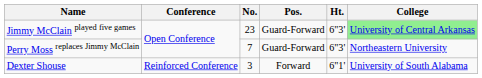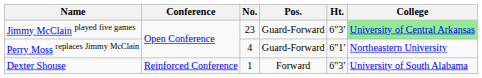(250, 48) 7 -> (250, 48) 4
(337, 48) 6"3' -> (337, 48) 6"1'
(250, 65) 3 -> (250, 65) 1
(337, 65) 6"1' -> (337, 65) 6"3'
